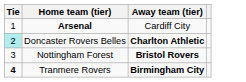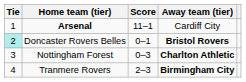+ column: (143, 11)
(167, 40) Charlton Athletic -> (197, 40) Bristol Rovers
(167, 55) Bristol Rovers -> (197, 55) Charlton Athletic
(13, 70) bold -> (13, 70) normal
